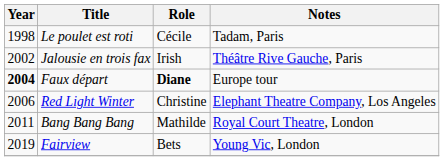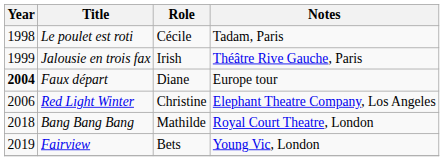(21, 58) 2002 -> (21, 58) 1999
(174, 79) bold -> (173, 79) normal
(21, 123) 2011 -> (21, 123) 2018
